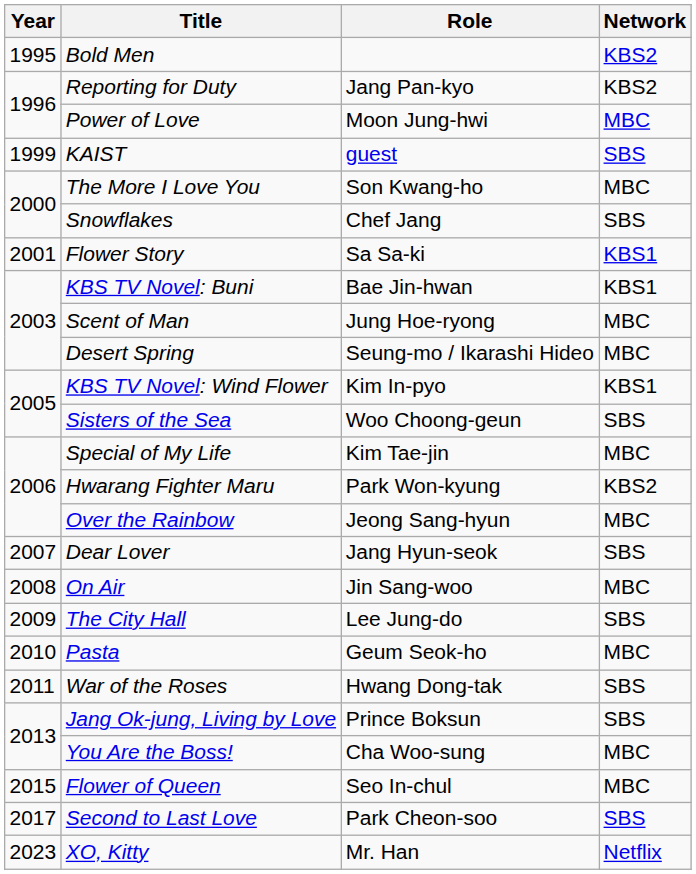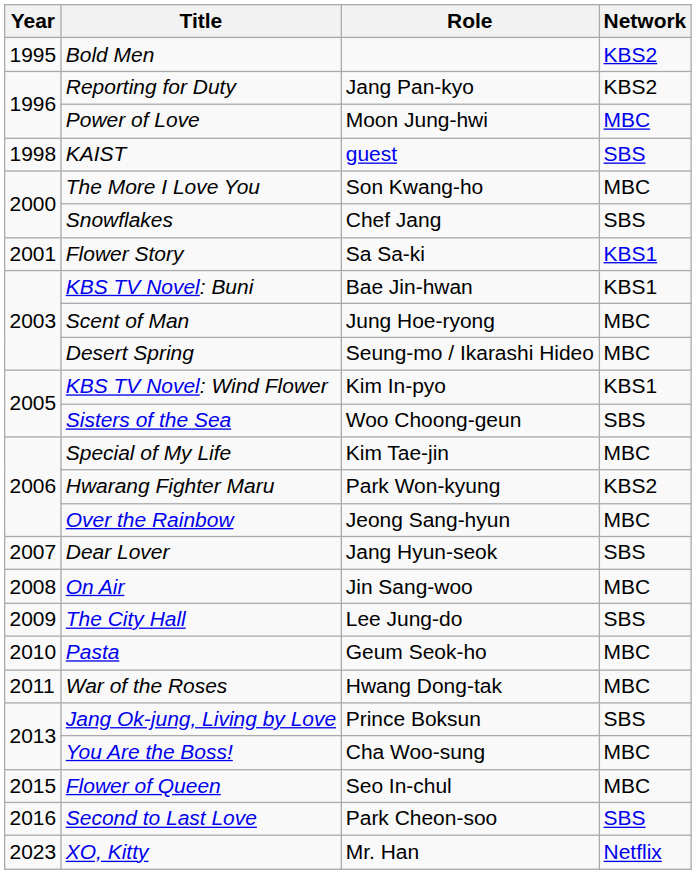(33, 154) 1999 -> (33, 154) 1998
(625, 685) SBS -> (627, 685) MBC
(33, 818) 2017 -> (33, 818) 2016
